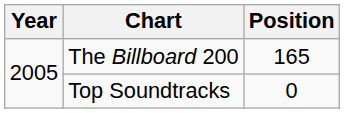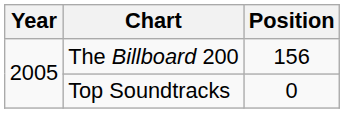(292, 56) 165 -> (292, 56) 156
